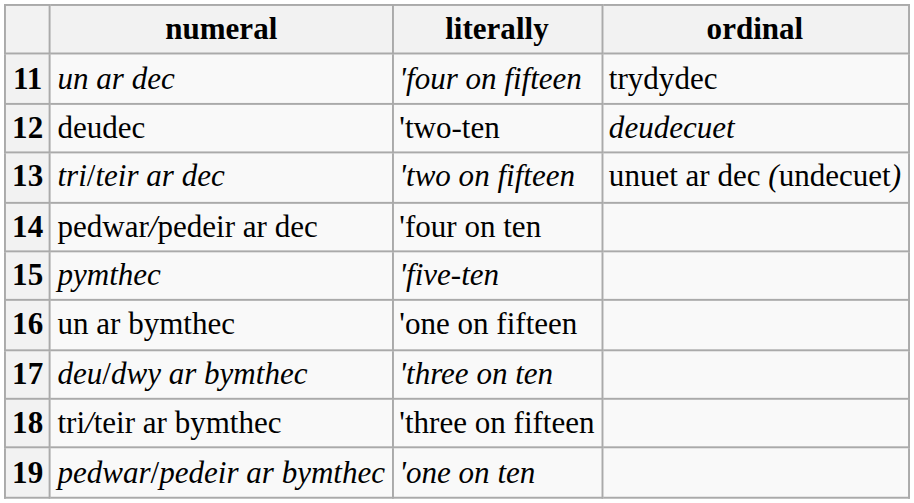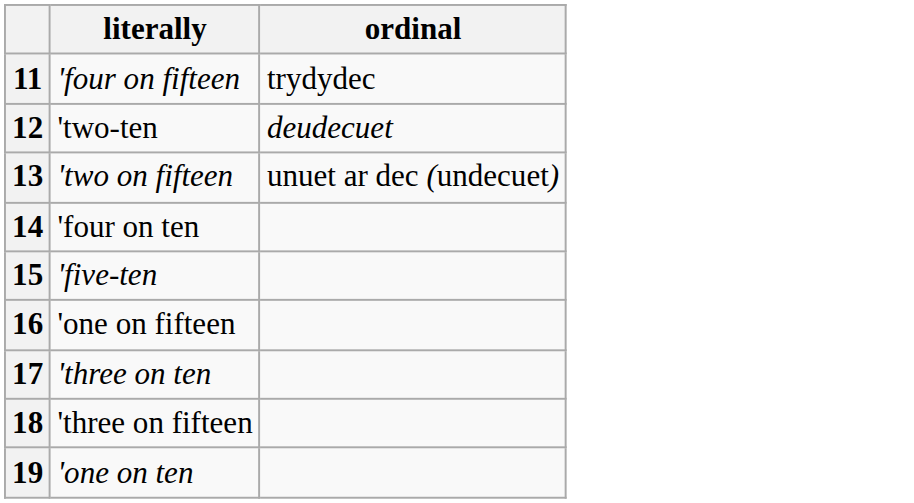- column: (221, 29)
